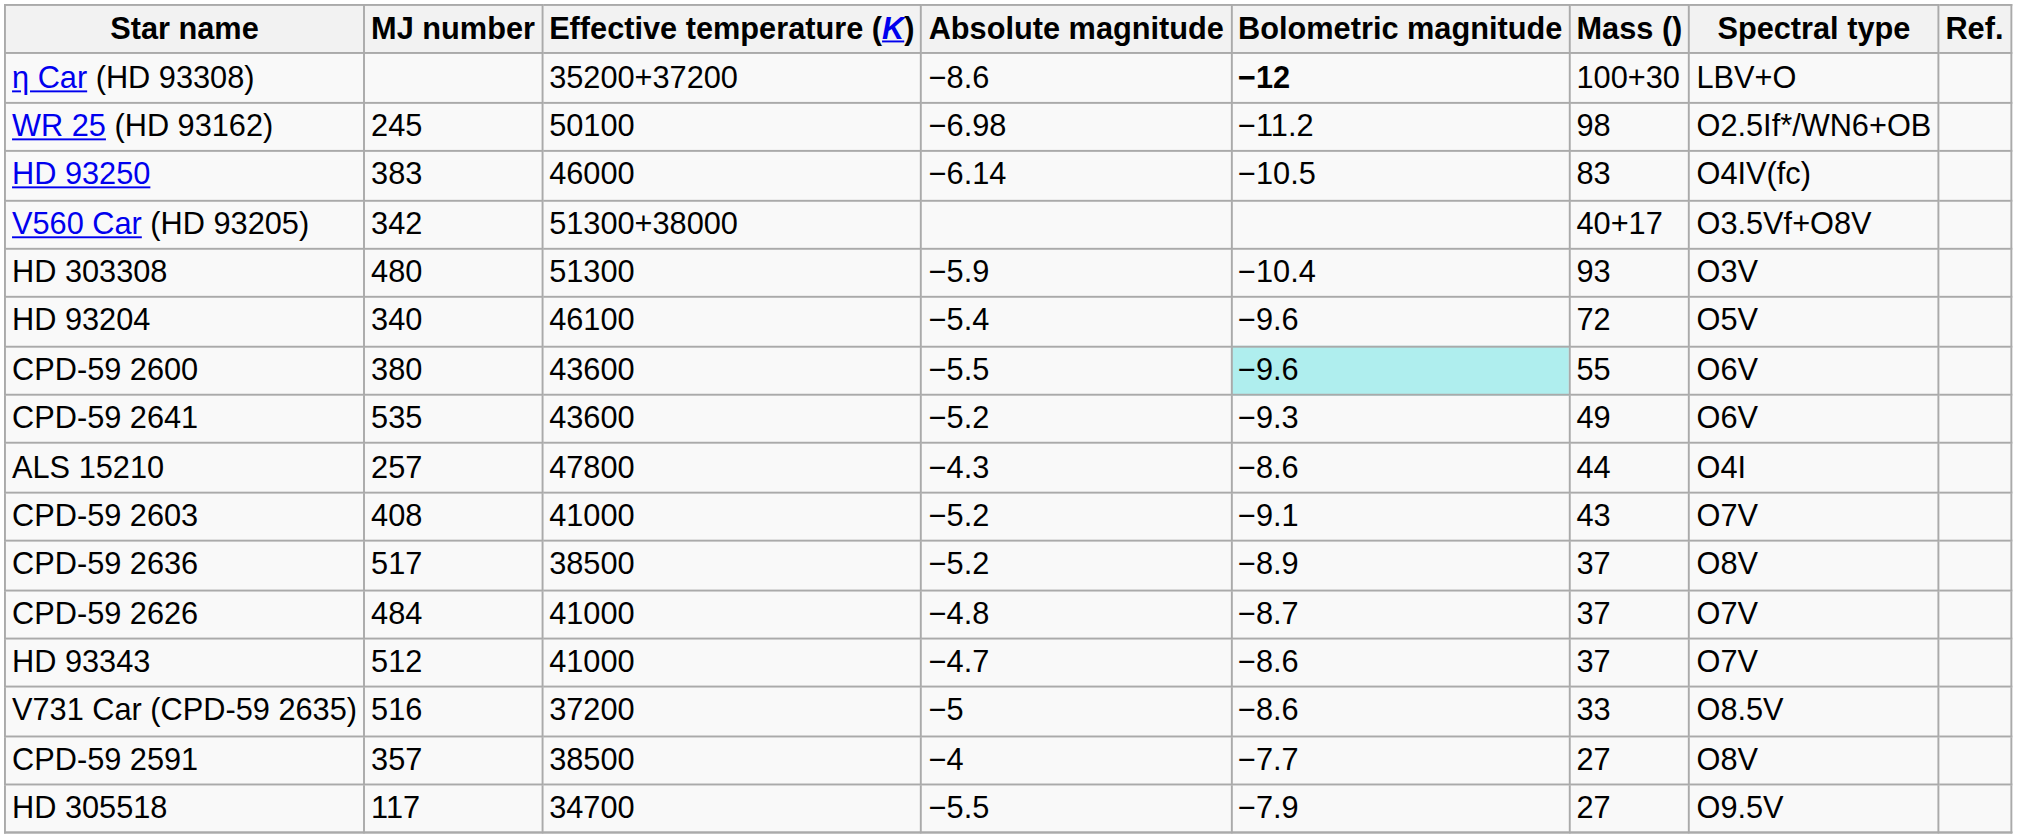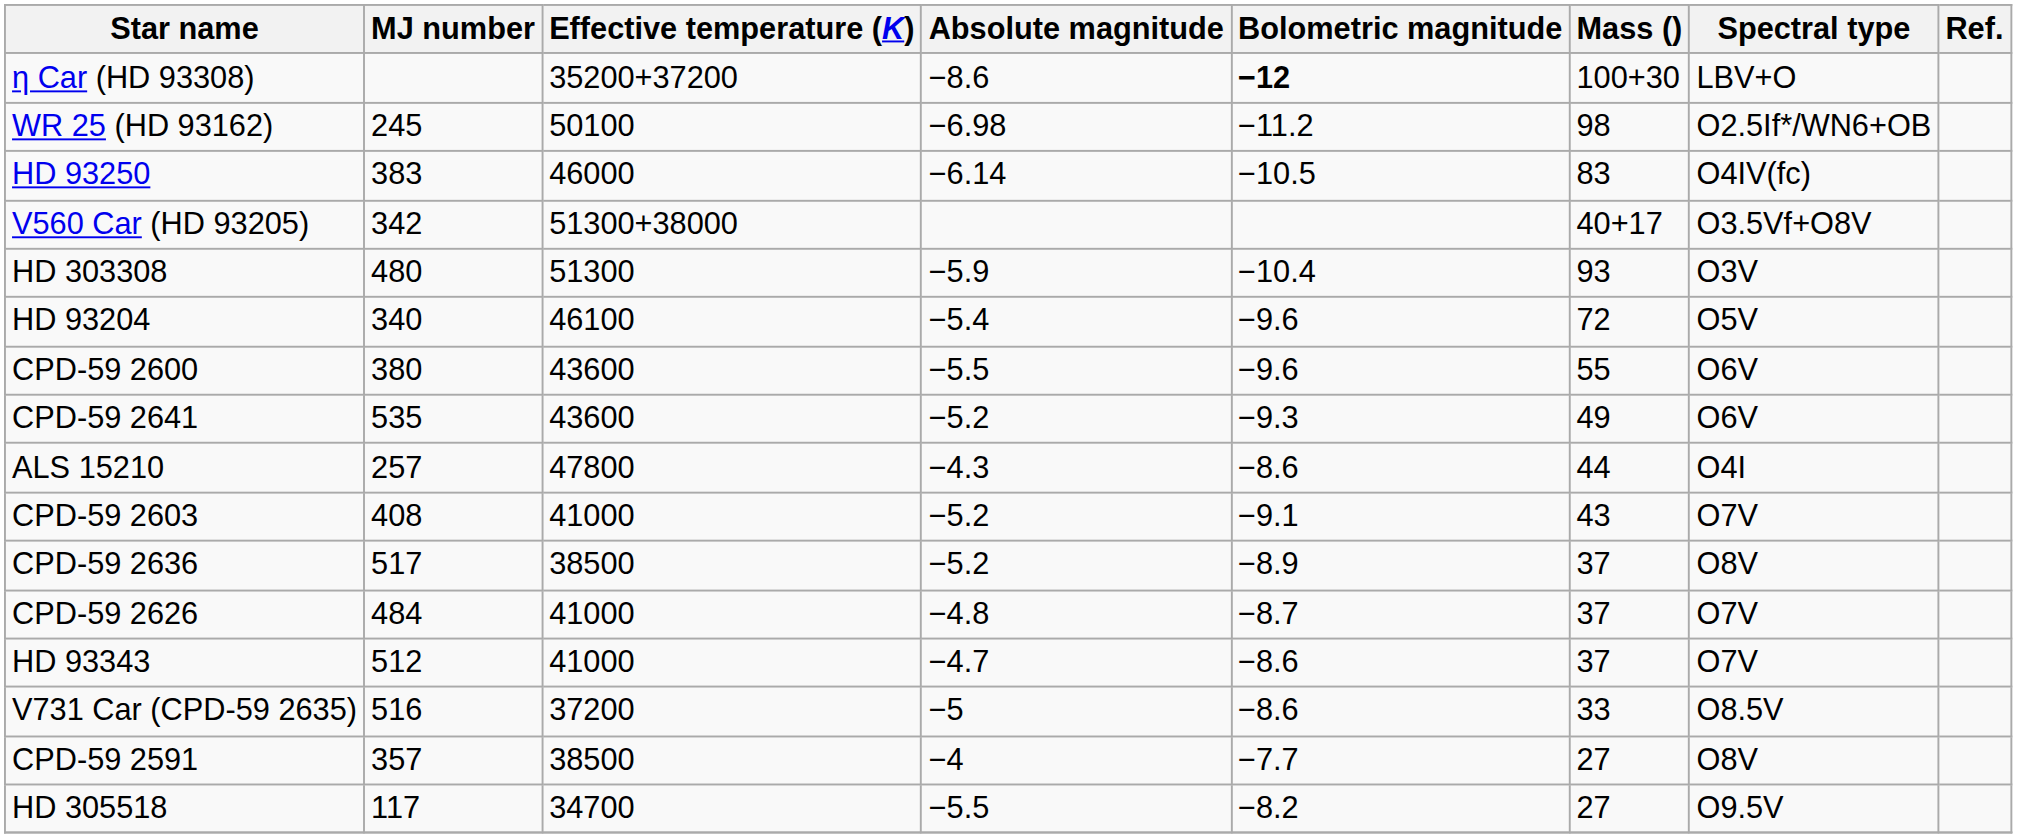(1268, 369) paleturquoise background -> (1268, 369) no background
(1268, 808) −7.9 -> (1268, 808) −8.2
